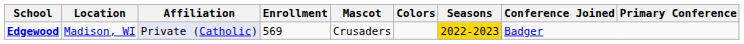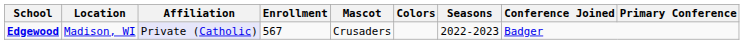(273, 31) 569 -> (273, 31) 567
(470, 31) gold background -> (470, 31) no background
